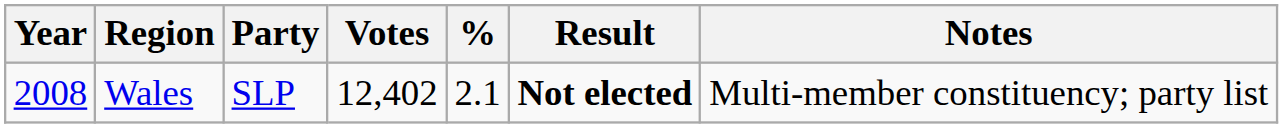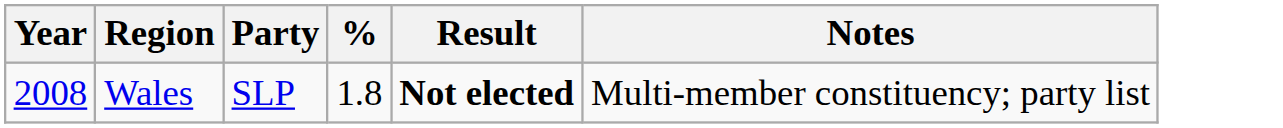- column: (387, 33)
(478, 92) 2.1 -> (359, 92) 1.8
